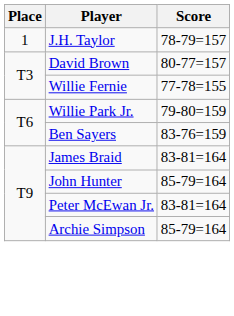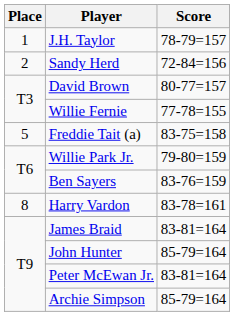+ row: (84, 63)
+ row: (95, 134)
+ row: (89, 205)
